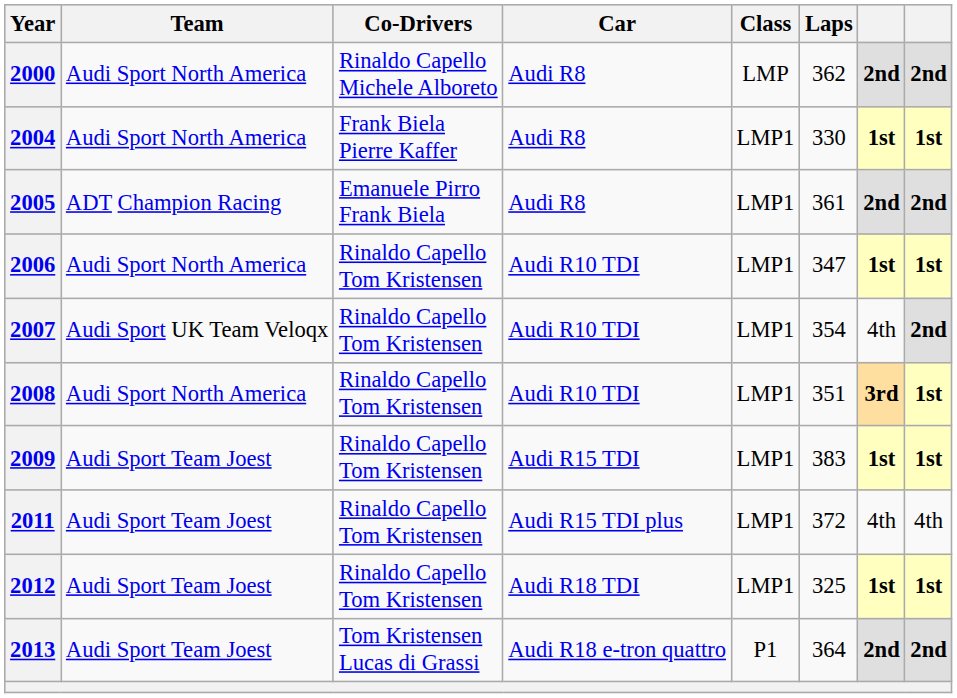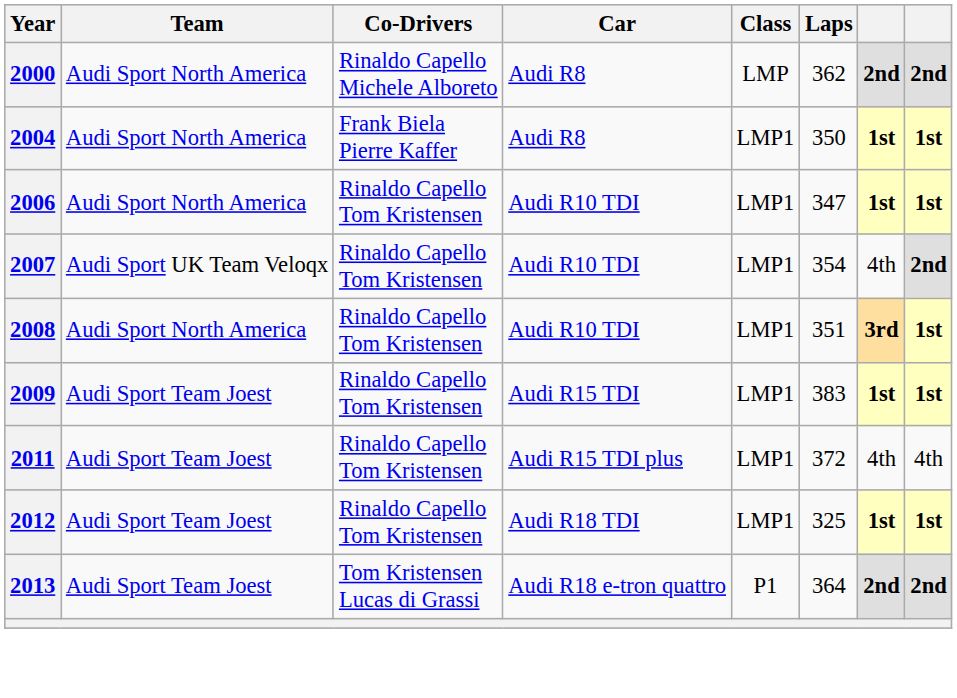(829, 138) 330 -> (829, 138) 350
- row: (33, 202)
